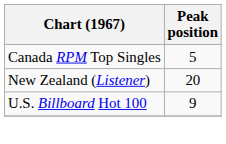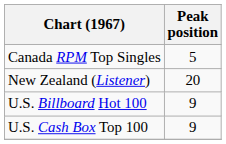+ row: (78, 127)
